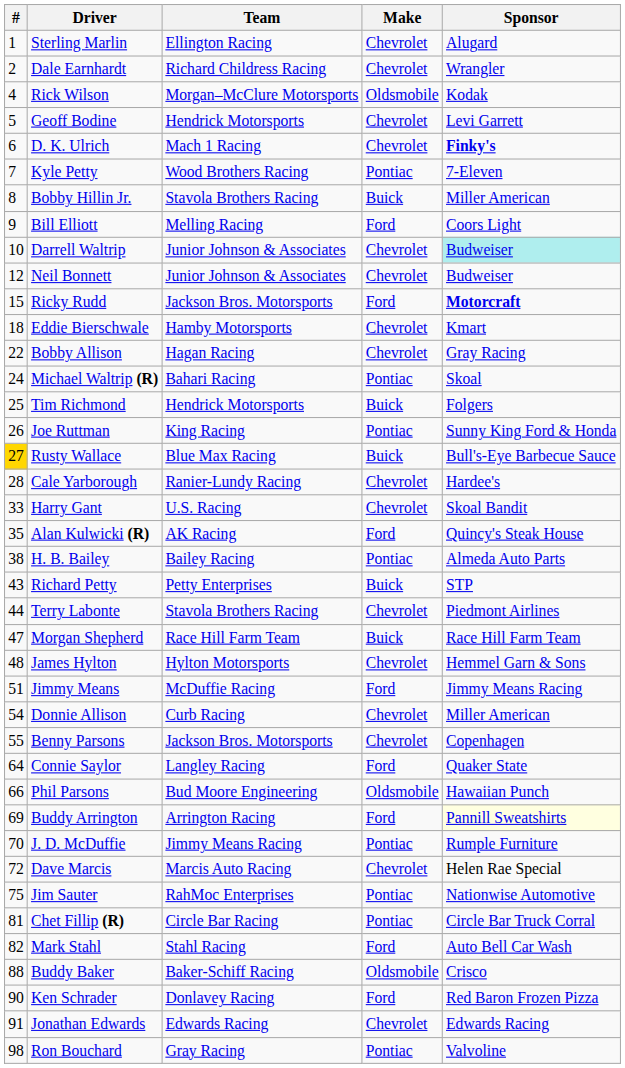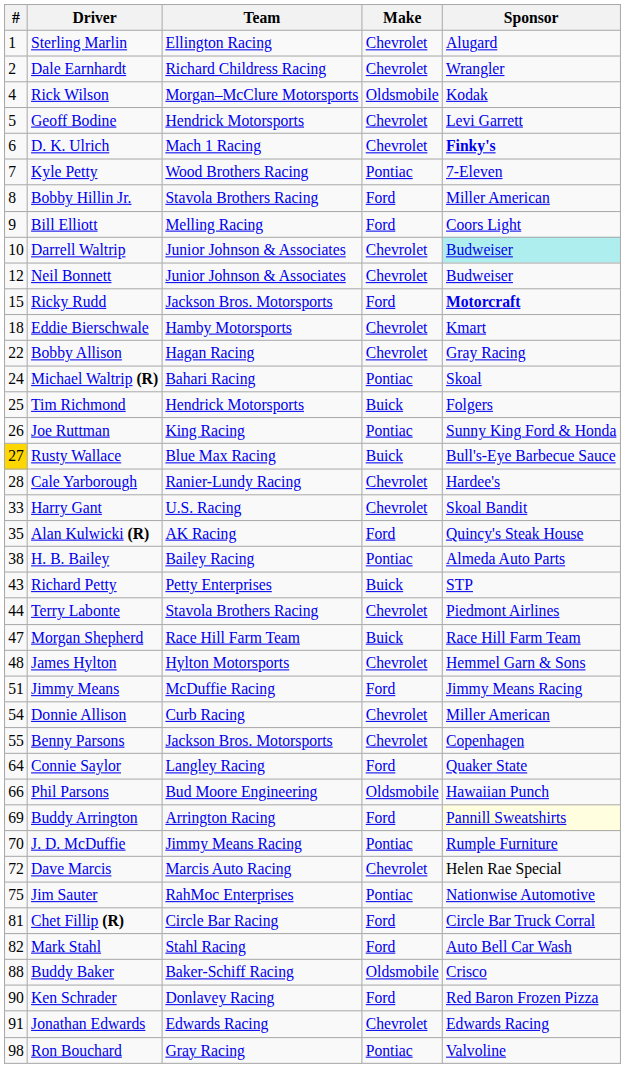(384, 198) Buick -> (381, 198) Ford
(389, 921) Pontiac -> (381, 921) Ford
